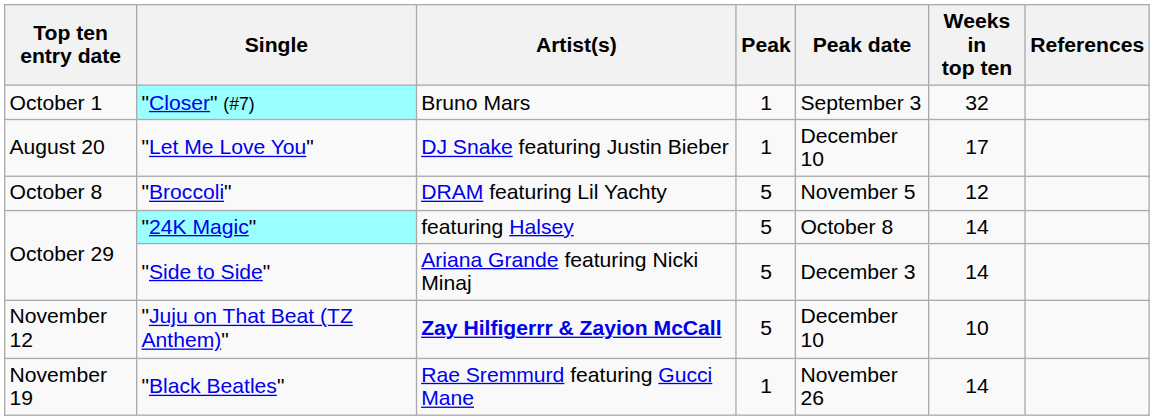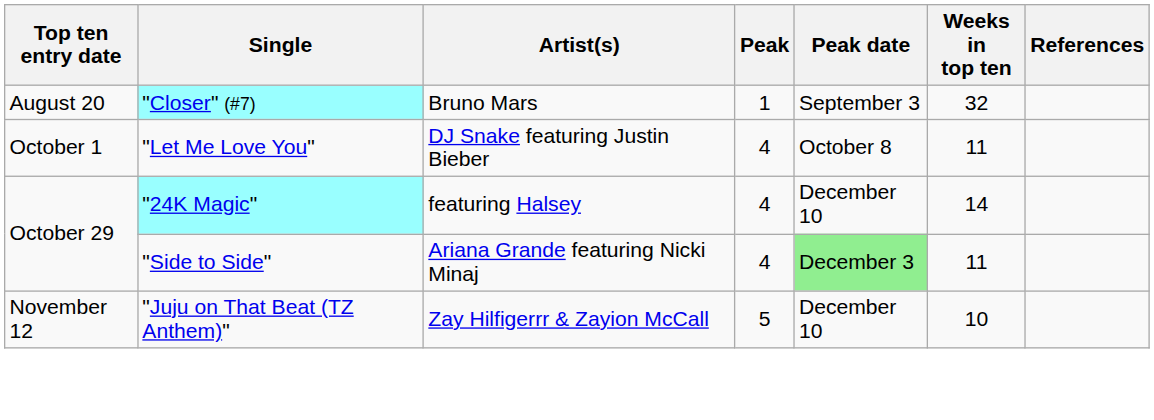(56, 102) October 1 -> (57, 102) August 20
(57, 147) August 20 -> (56, 147) October 1
(766, 147) 1 -> (765, 147) 4
(849, 147) December 10 -> (845, 147) October 8
(977, 147) 17 -> (977, 147) 11
- row: (187, 193)
(766, 226) 5 -> (765, 204) 4
(847, 226) October 8 -> (848, 204) December 10
(766, 271) 5 -> (765, 262) 4
(858, 271) no background -> (856, 262) lightgreen background
(977, 271) 14 -> (977, 262) 11
(571, 329) bold -> (569, 319) normal
- row: (213, 386)
